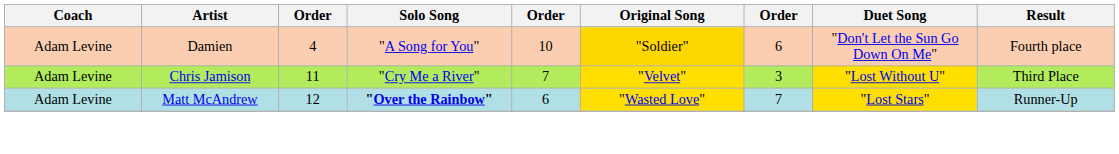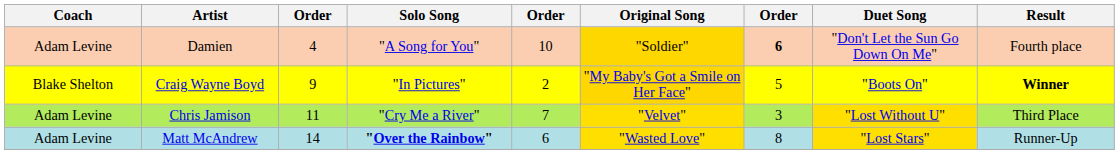(779, 46) normal -> (779, 46) bold
+ row: (210, 84)
(313, 99) 12 -> (313, 138) 14
(779, 99) 7 -> (779, 138) 8
